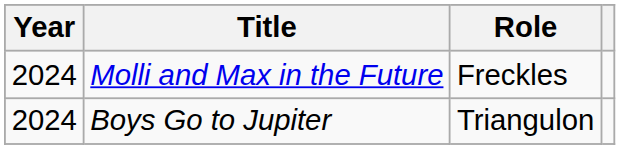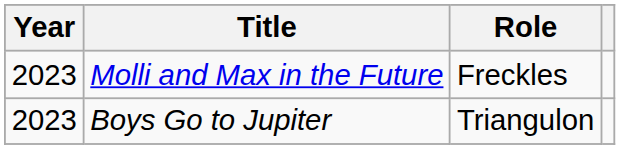(44, 74) 2024 -> (44, 74) 2023
(44, 120) 2024 -> (44, 120) 2023
